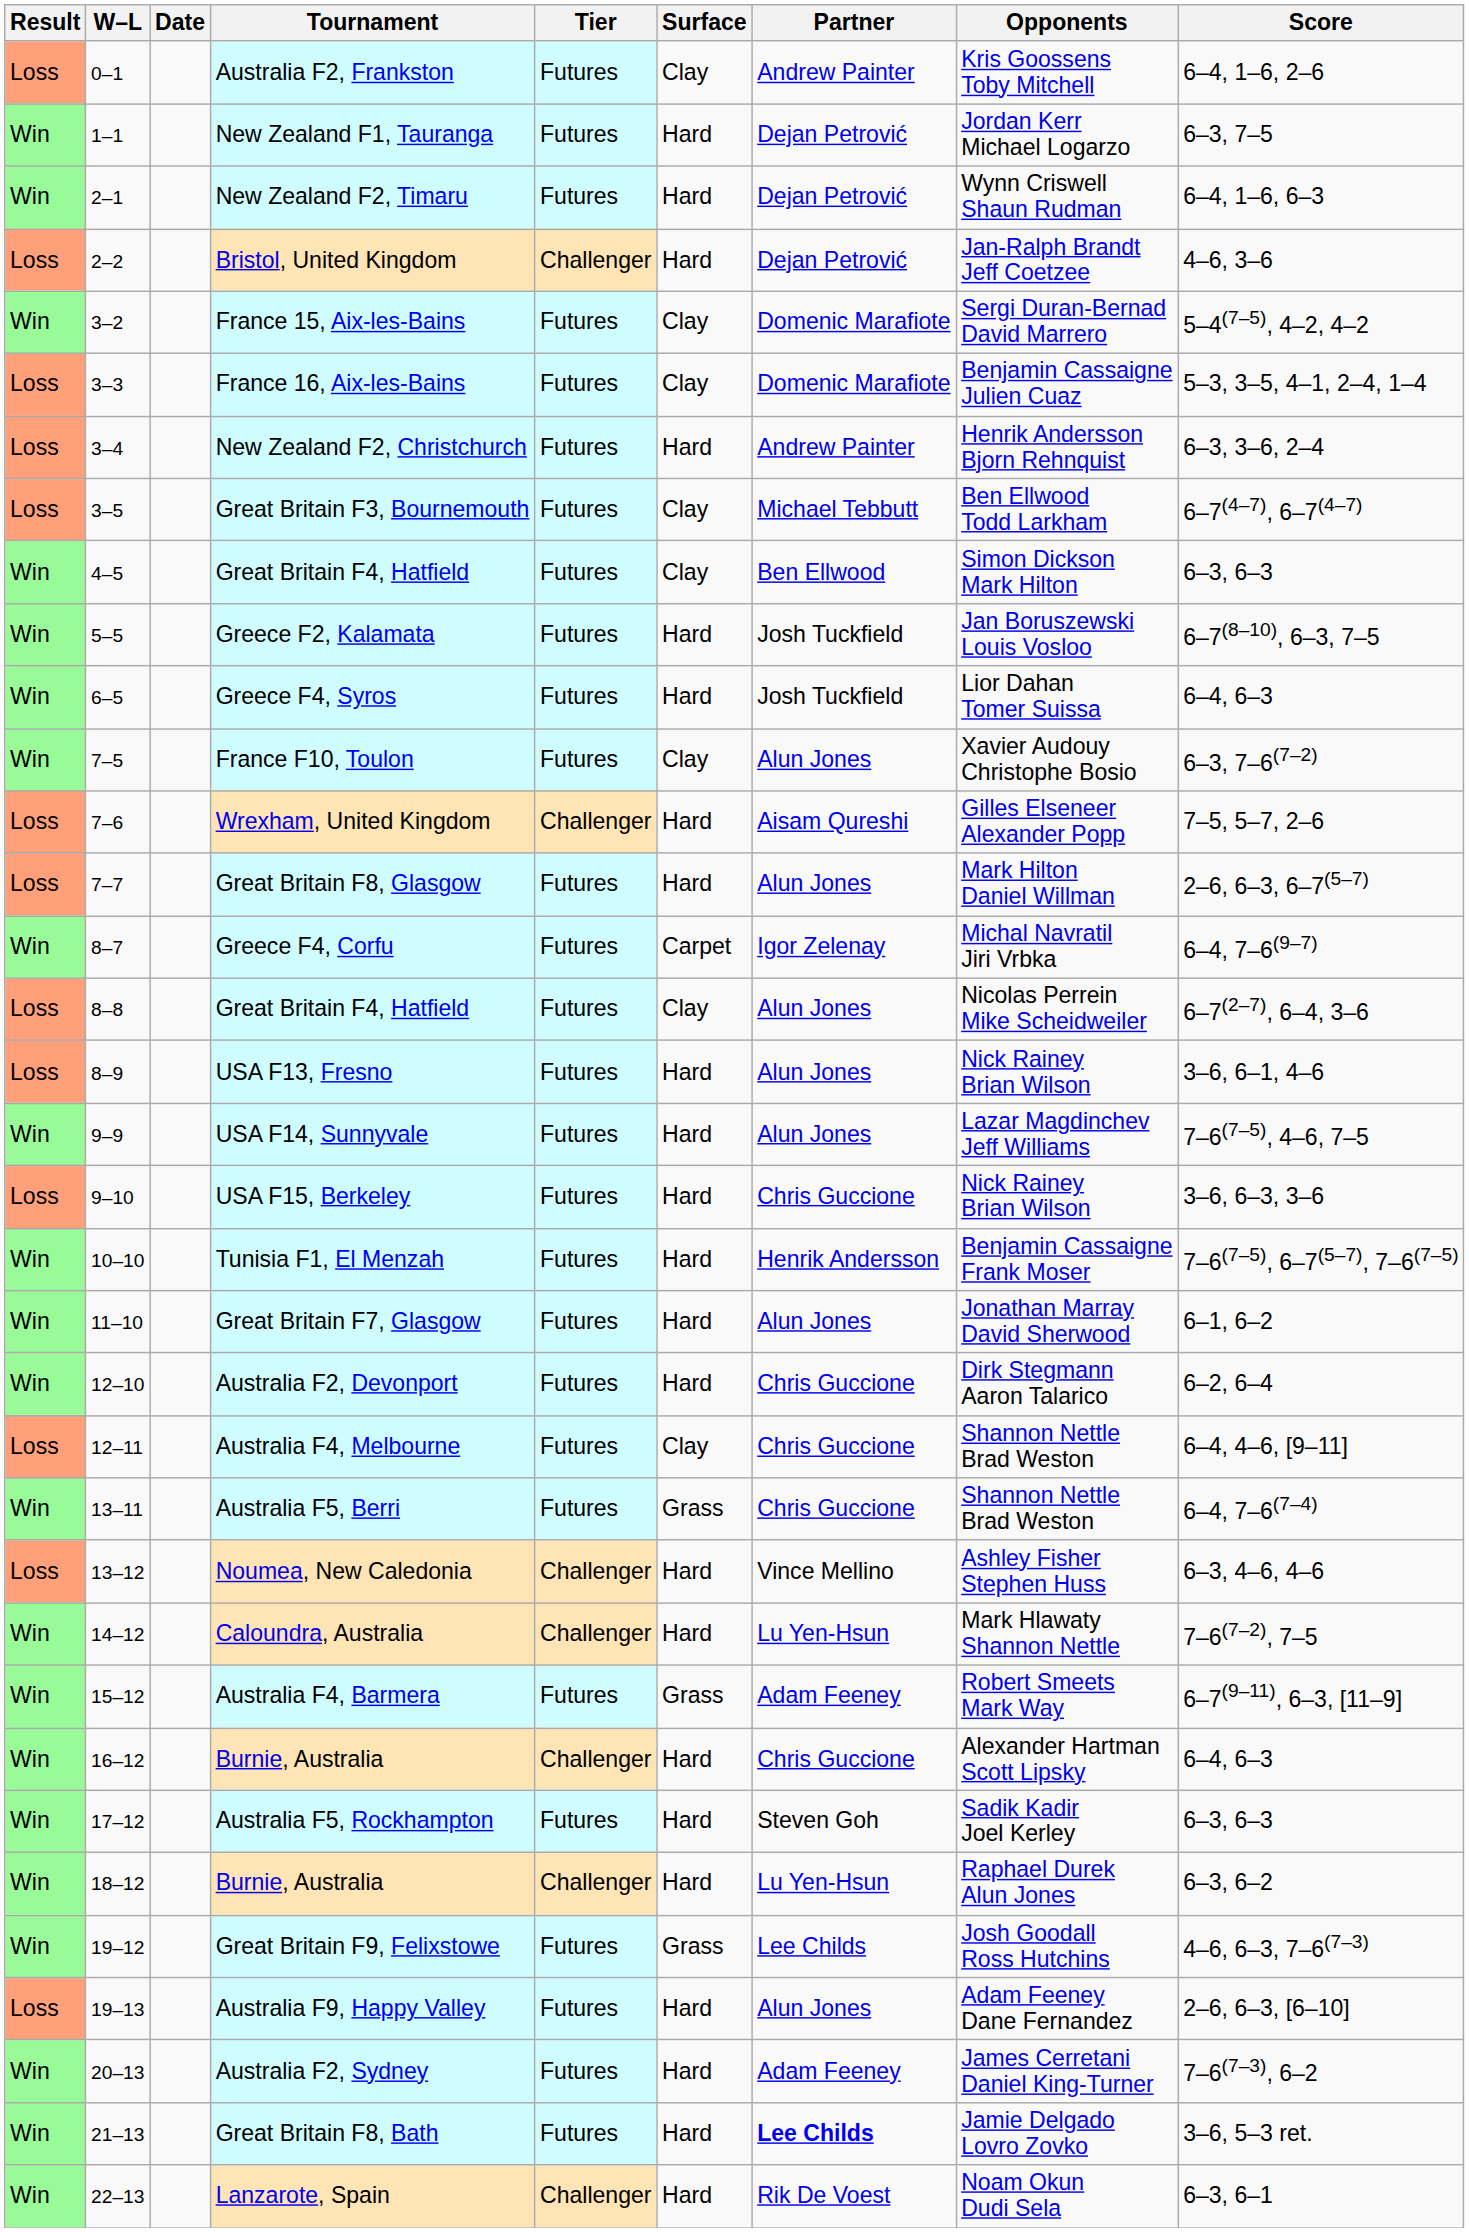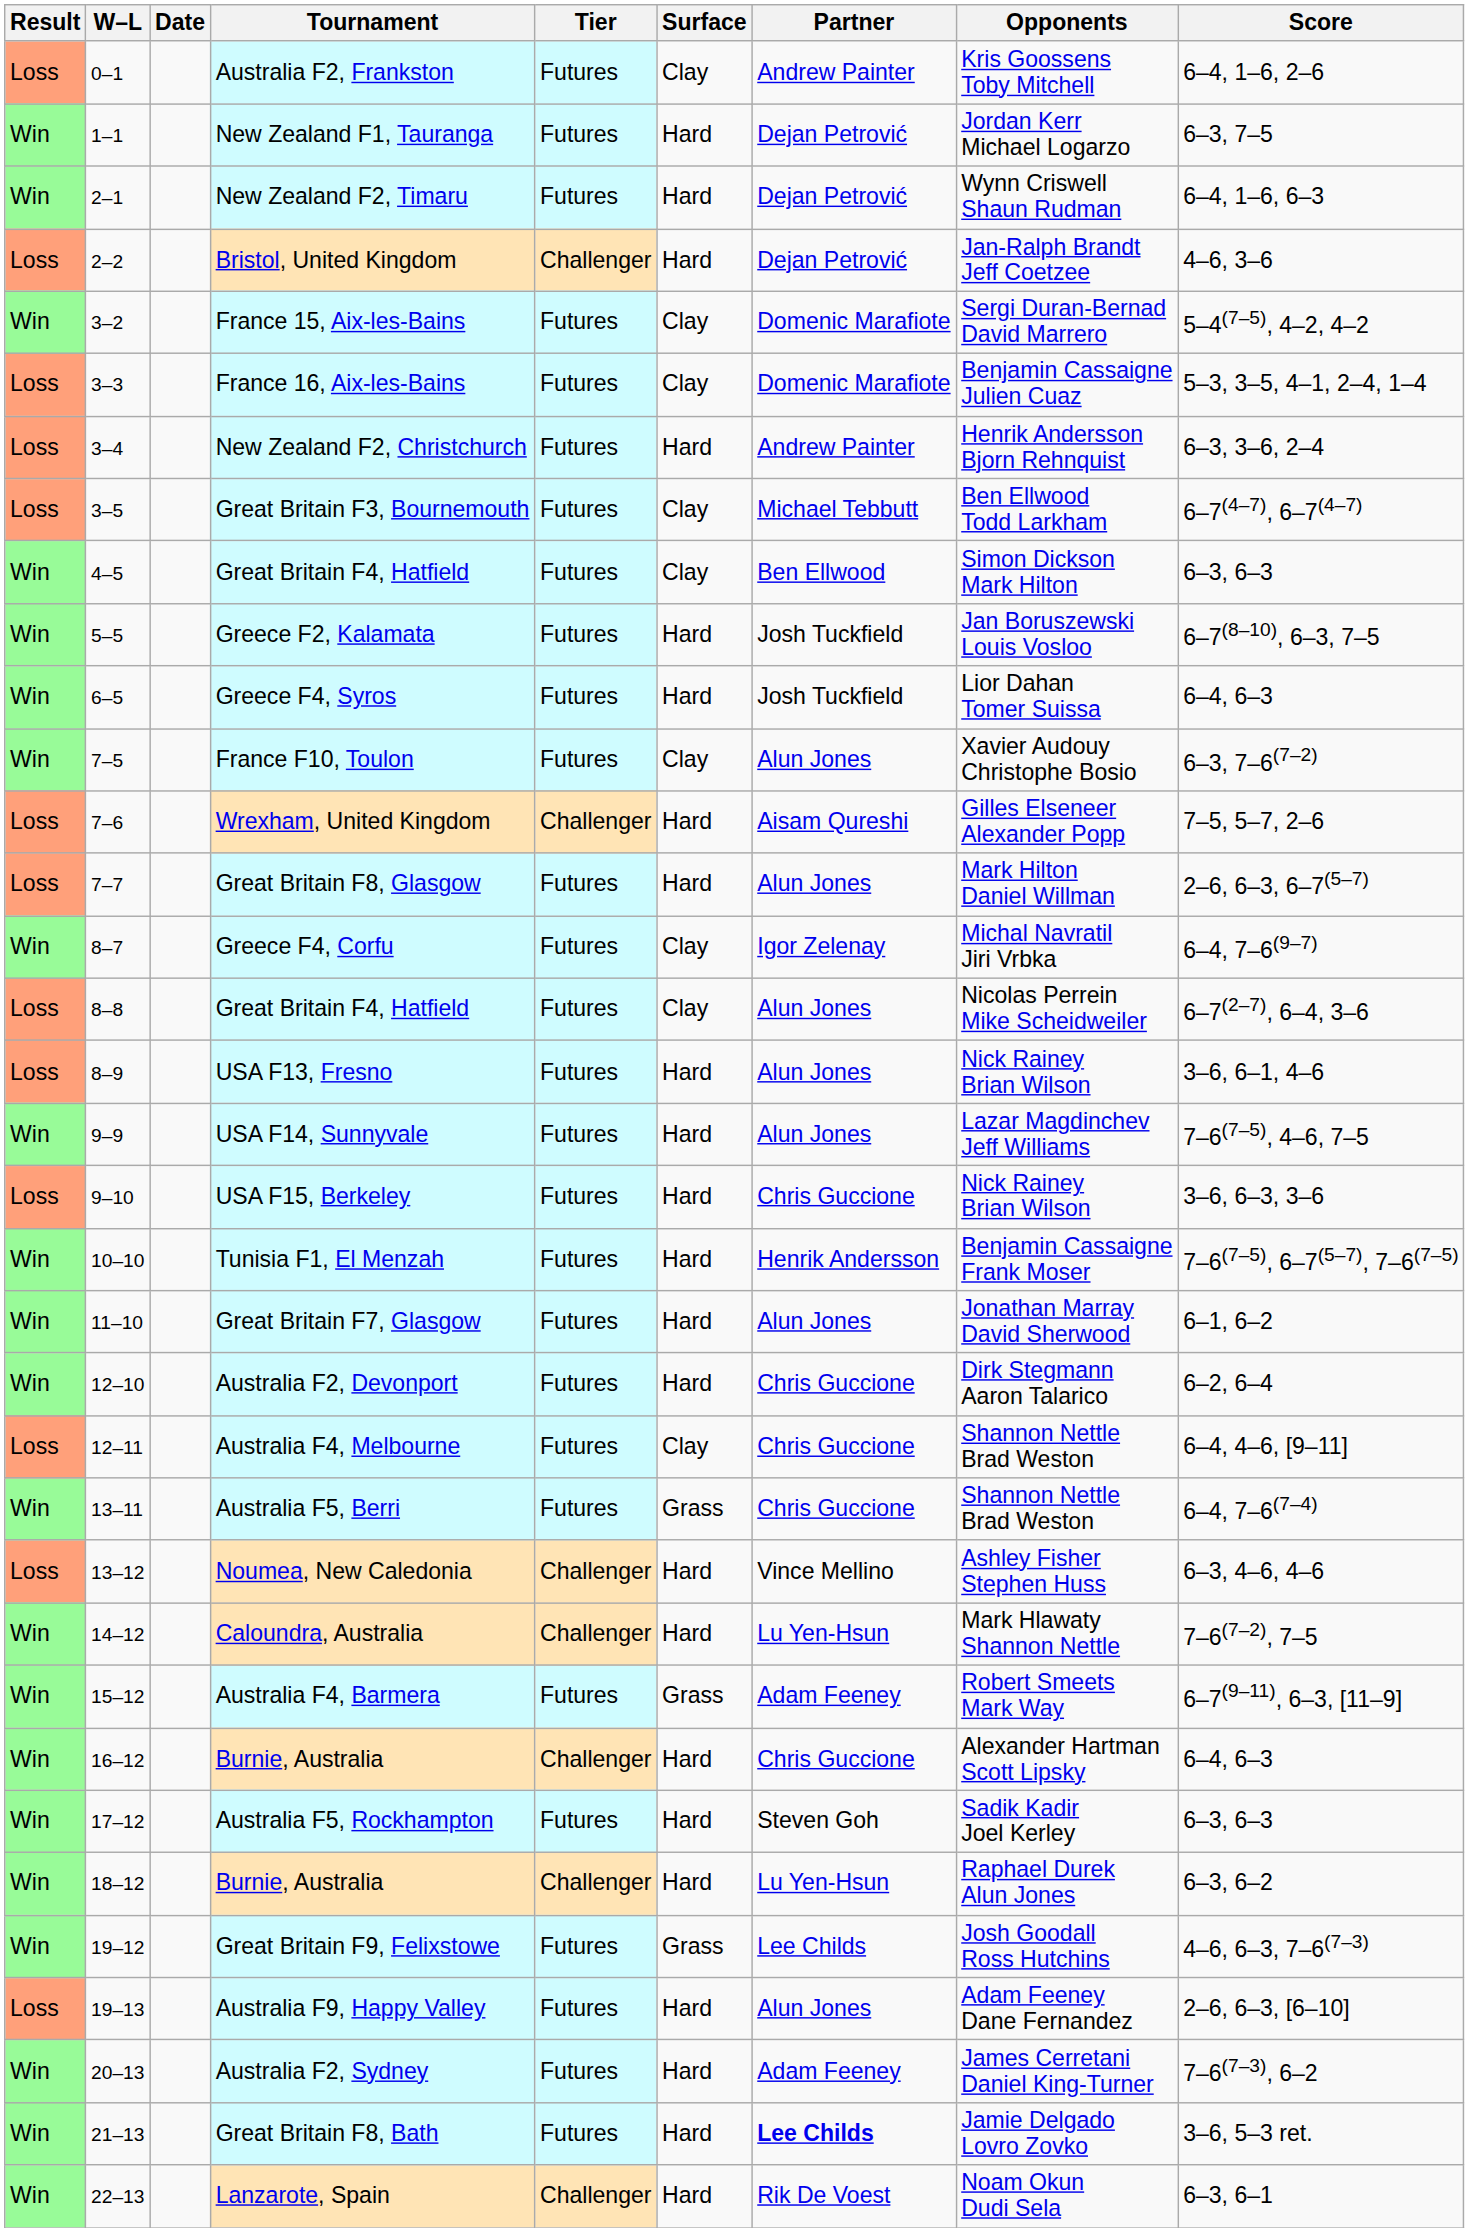(697, 946) Carpet -> (685, 946) Clay
